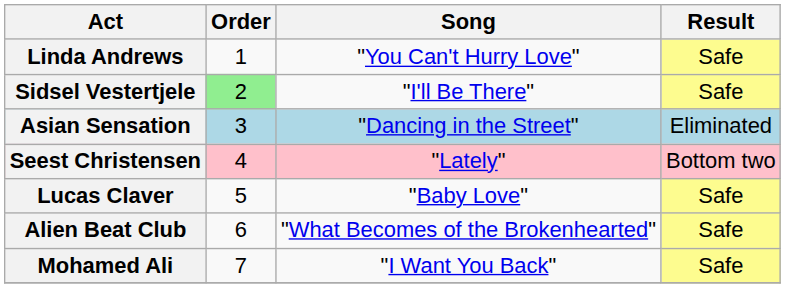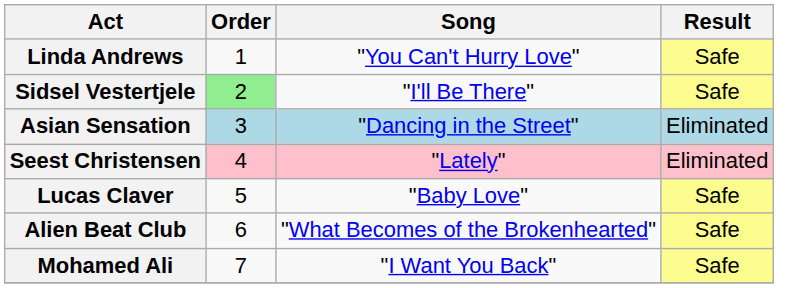(721, 160) Bottom two -> (717, 160) Eliminated
